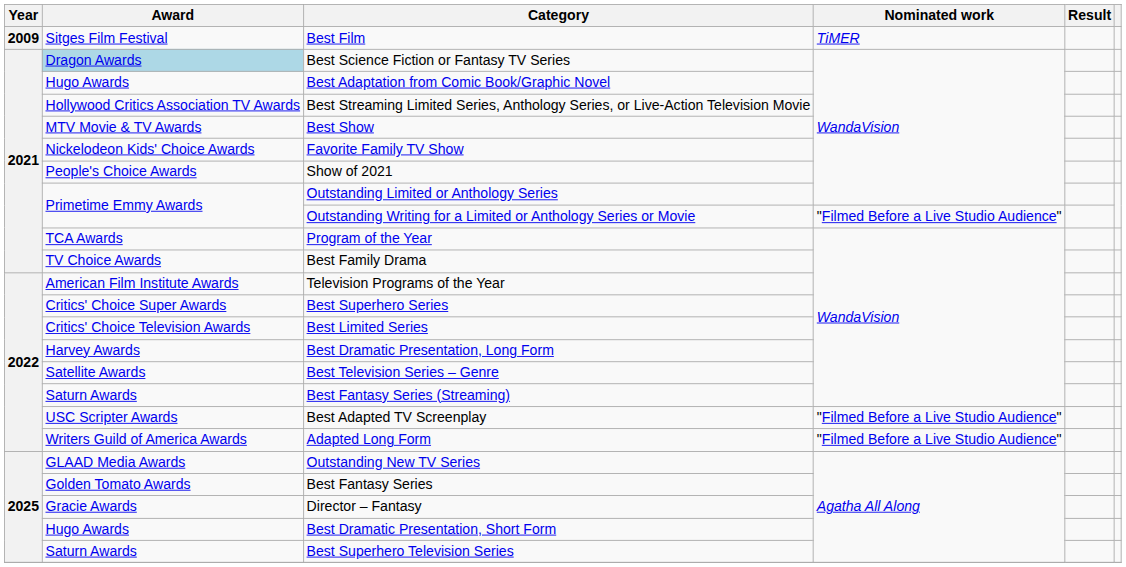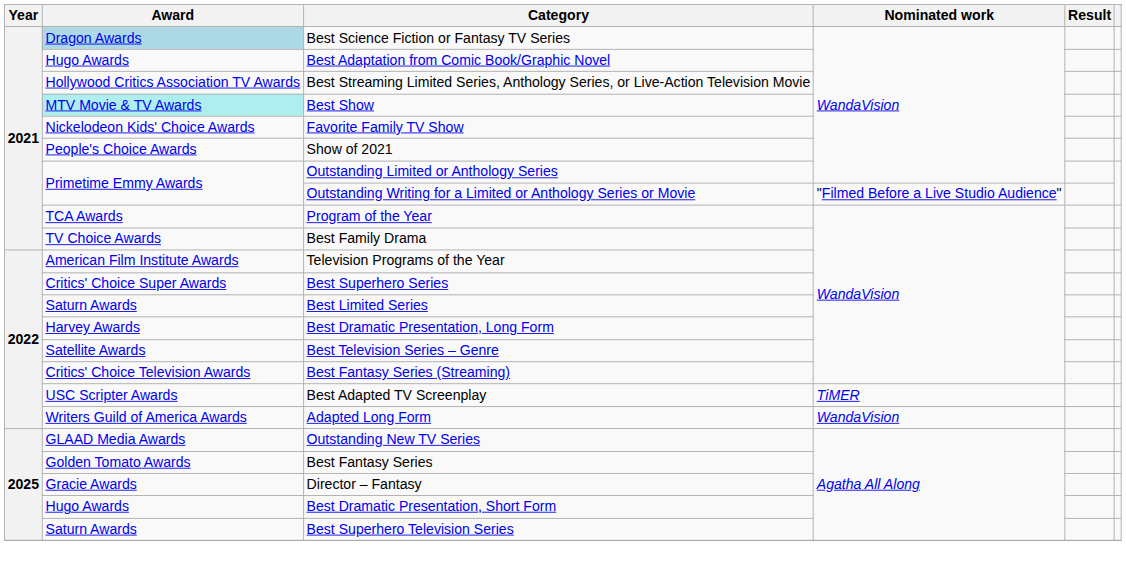- row: (336, 37)
(123, 127) no background -> (123, 104) paleturquoise background
(148, 328) Critics' Choice Television Awards -> (91, 305) Saturn Awards
(91, 395) Saturn Awards -> (148, 372) Critics' Choice Television Awards
(939, 417) "Filmed Before a Live Studio Audience" -> (838, 395) TiMER
(939, 439) "Filmed Before a Live Studio Audience" -> (858, 417) WandaVision
